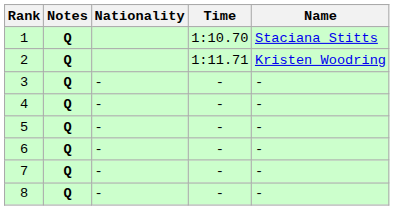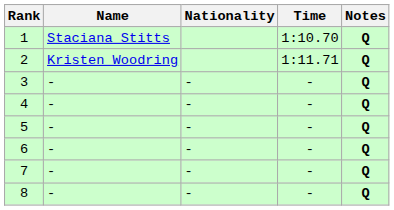columns swapped: (320, 16) <-> (68, 16)
